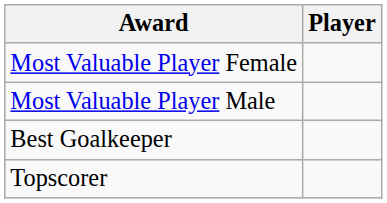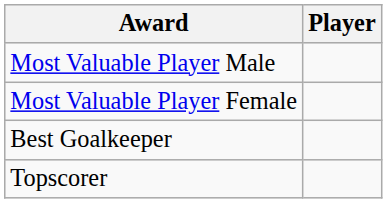rows swapped: (143, 100) <-> (154, 62)
